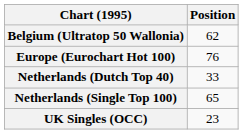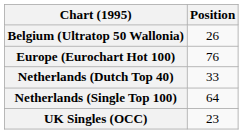(213, 35) 62 -> (213, 35) 26
(213, 98) 65 -> (213, 98) 64
